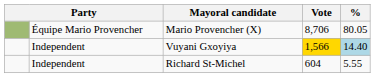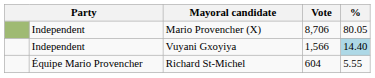(87, 30) Équipe Mario Provencher -> (58, 30) Independent
(317, 47) gold background -> (317, 47) no background
(58, 64) Independent -> (87, 64) Équipe Mario Provencher
